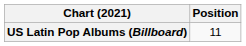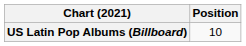(215, 32) 11 -> (215, 32) 10
